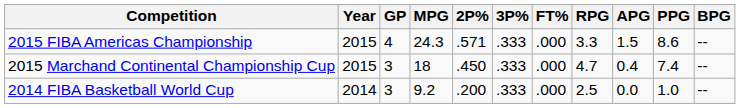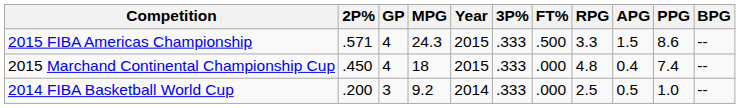columns swapped: (359, 16) <-> (472, 16)
(551, 41) .000 -> (551, 41) .500
(388, 66) 3 -> (386, 66) 4
(587, 66) 4.7 -> (587, 66) 4.8
(627, 90) 0.0 -> (627, 90) 0.5
